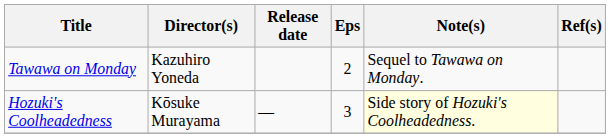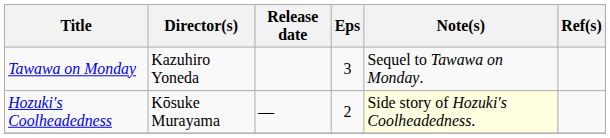(347, 68) 2 -> (347, 68) 3
(347, 111) 3 -> (347, 111) 2
